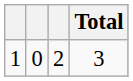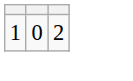- column: (99, 22)
